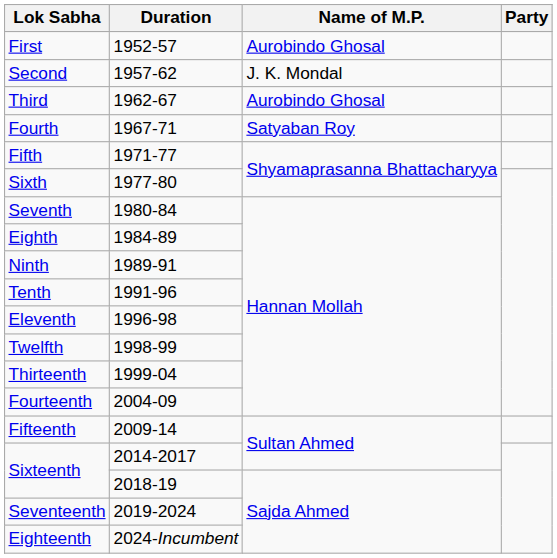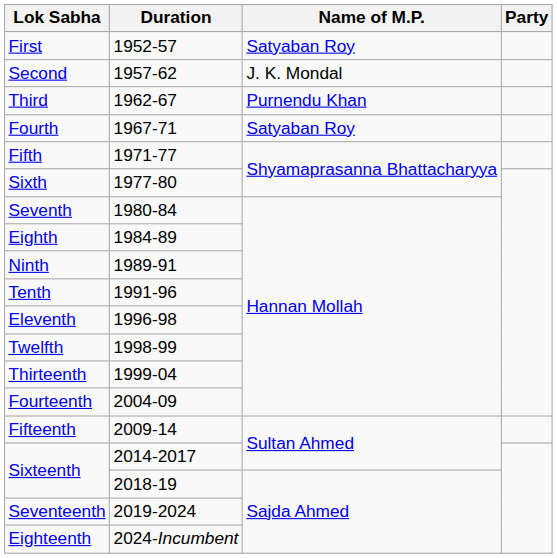(316, 45) Aurobindo Ghosal -> (301, 45) Satyaban Roy
(316, 100) Aurobindo Ghosal -> (306, 100) Purnendu Khan
